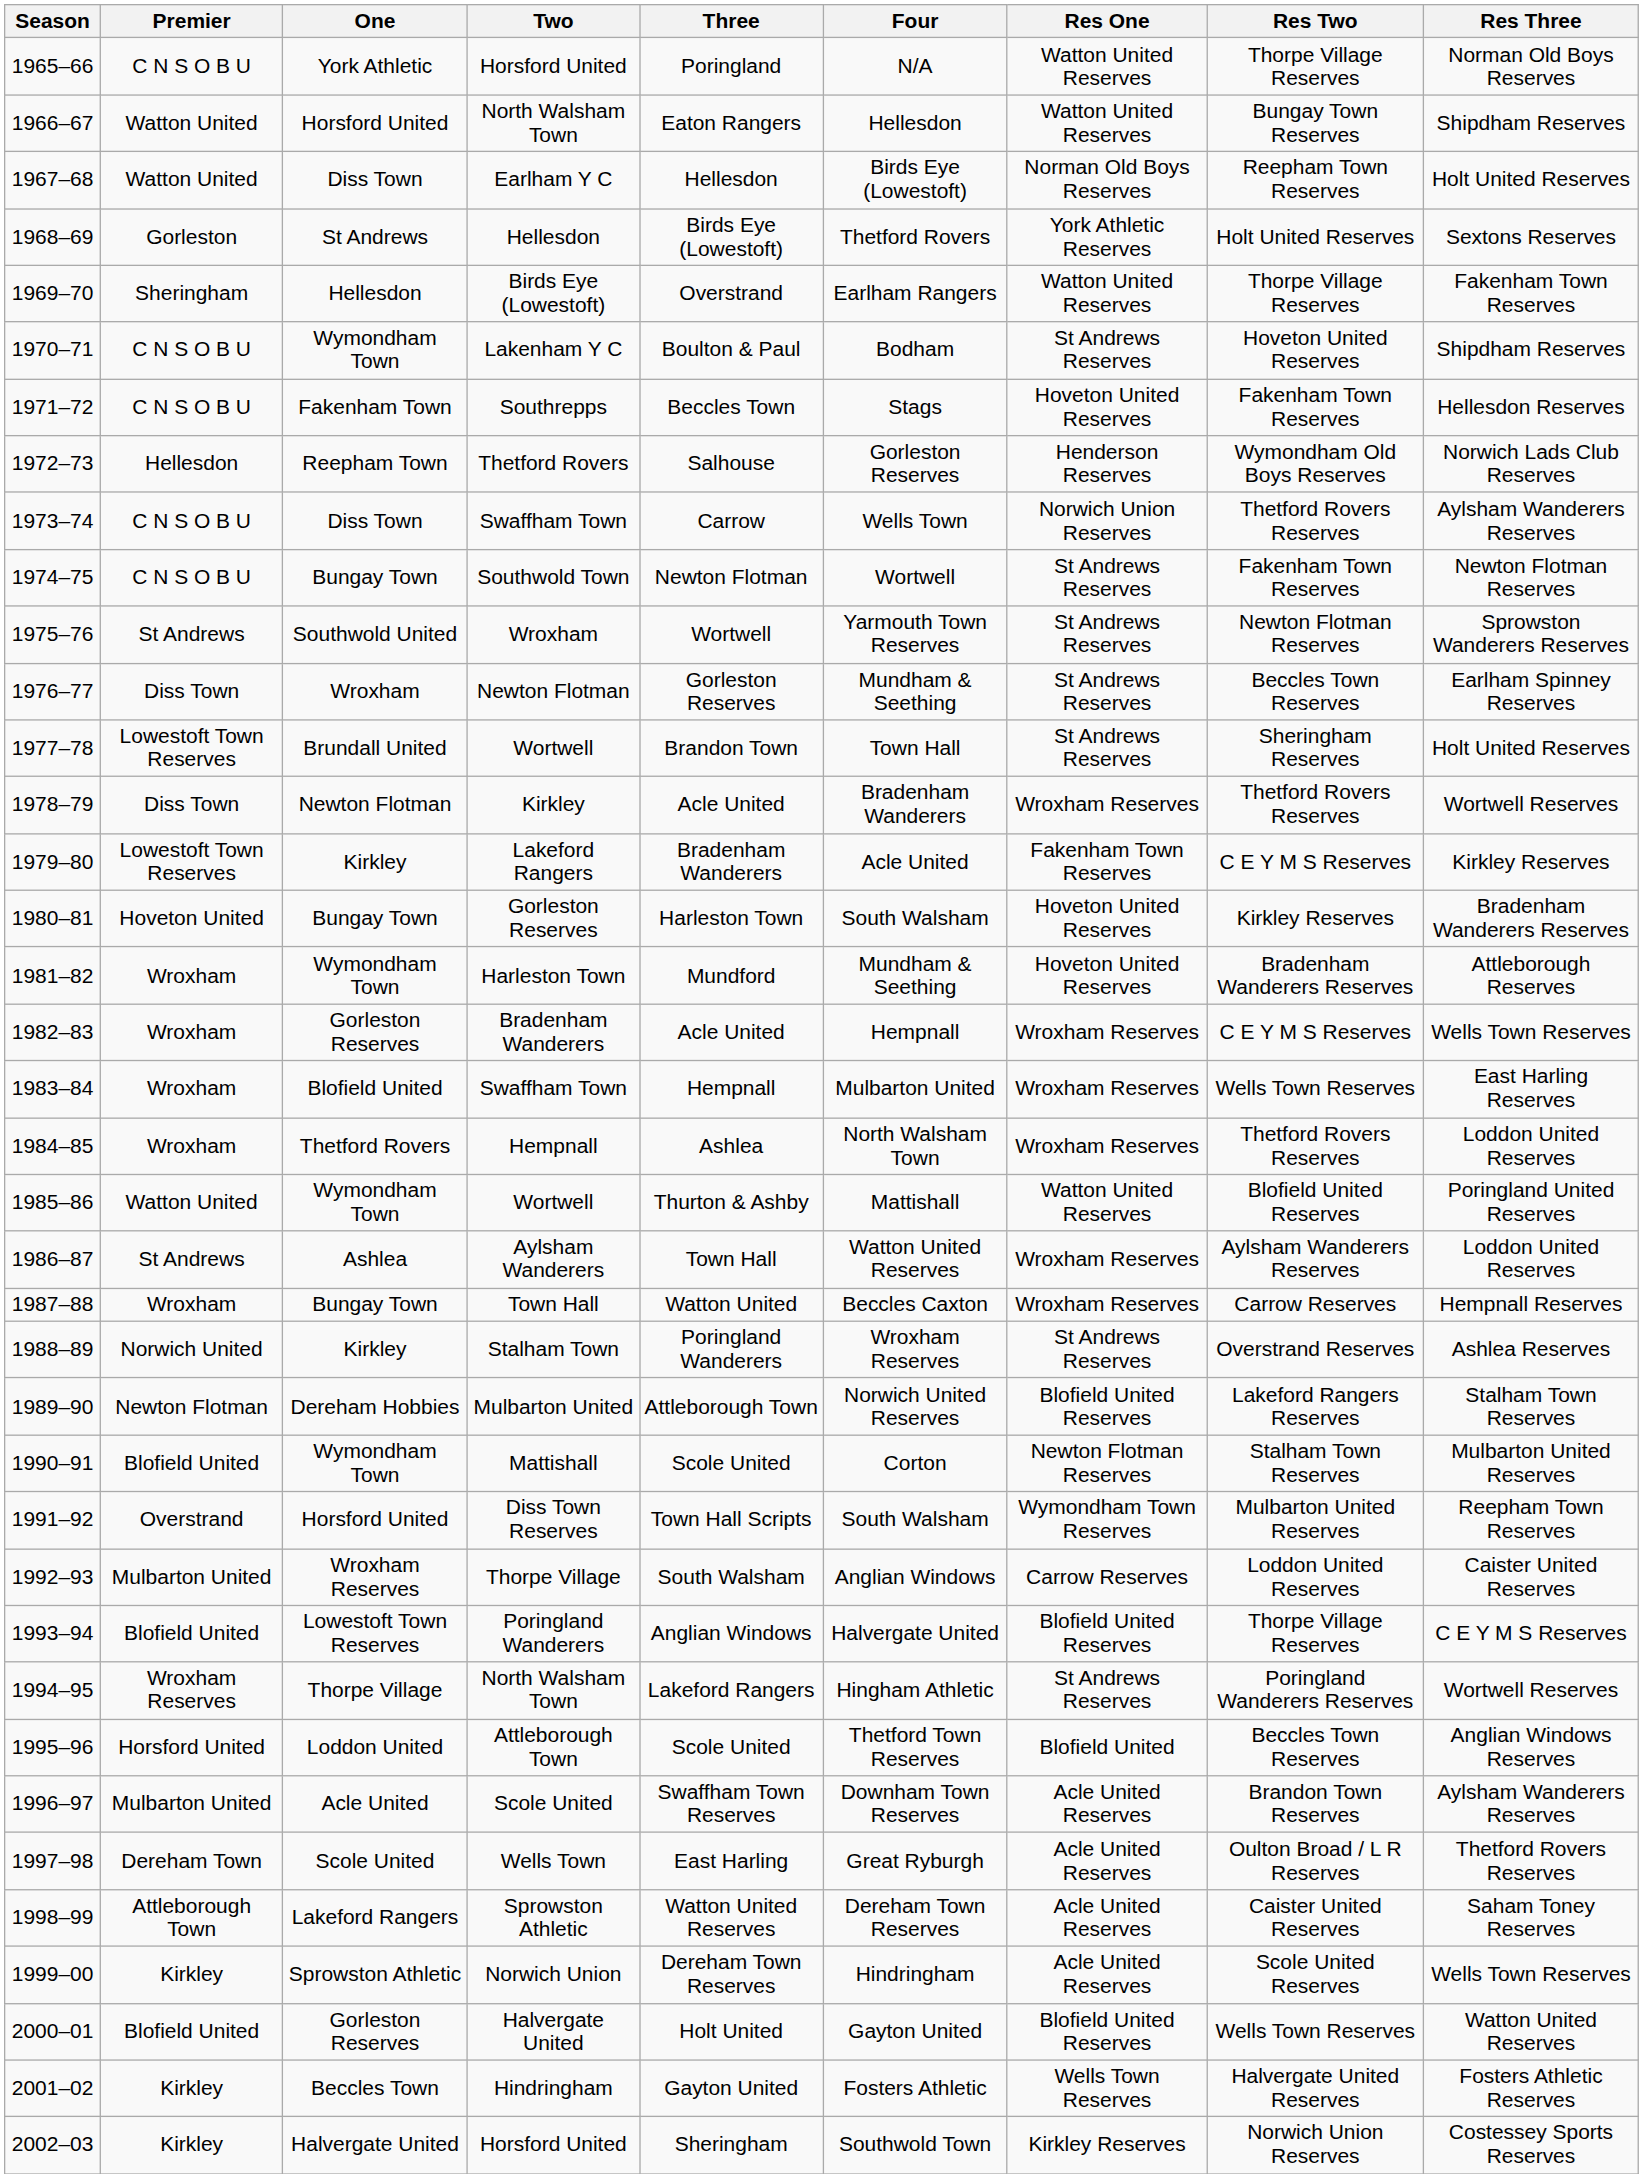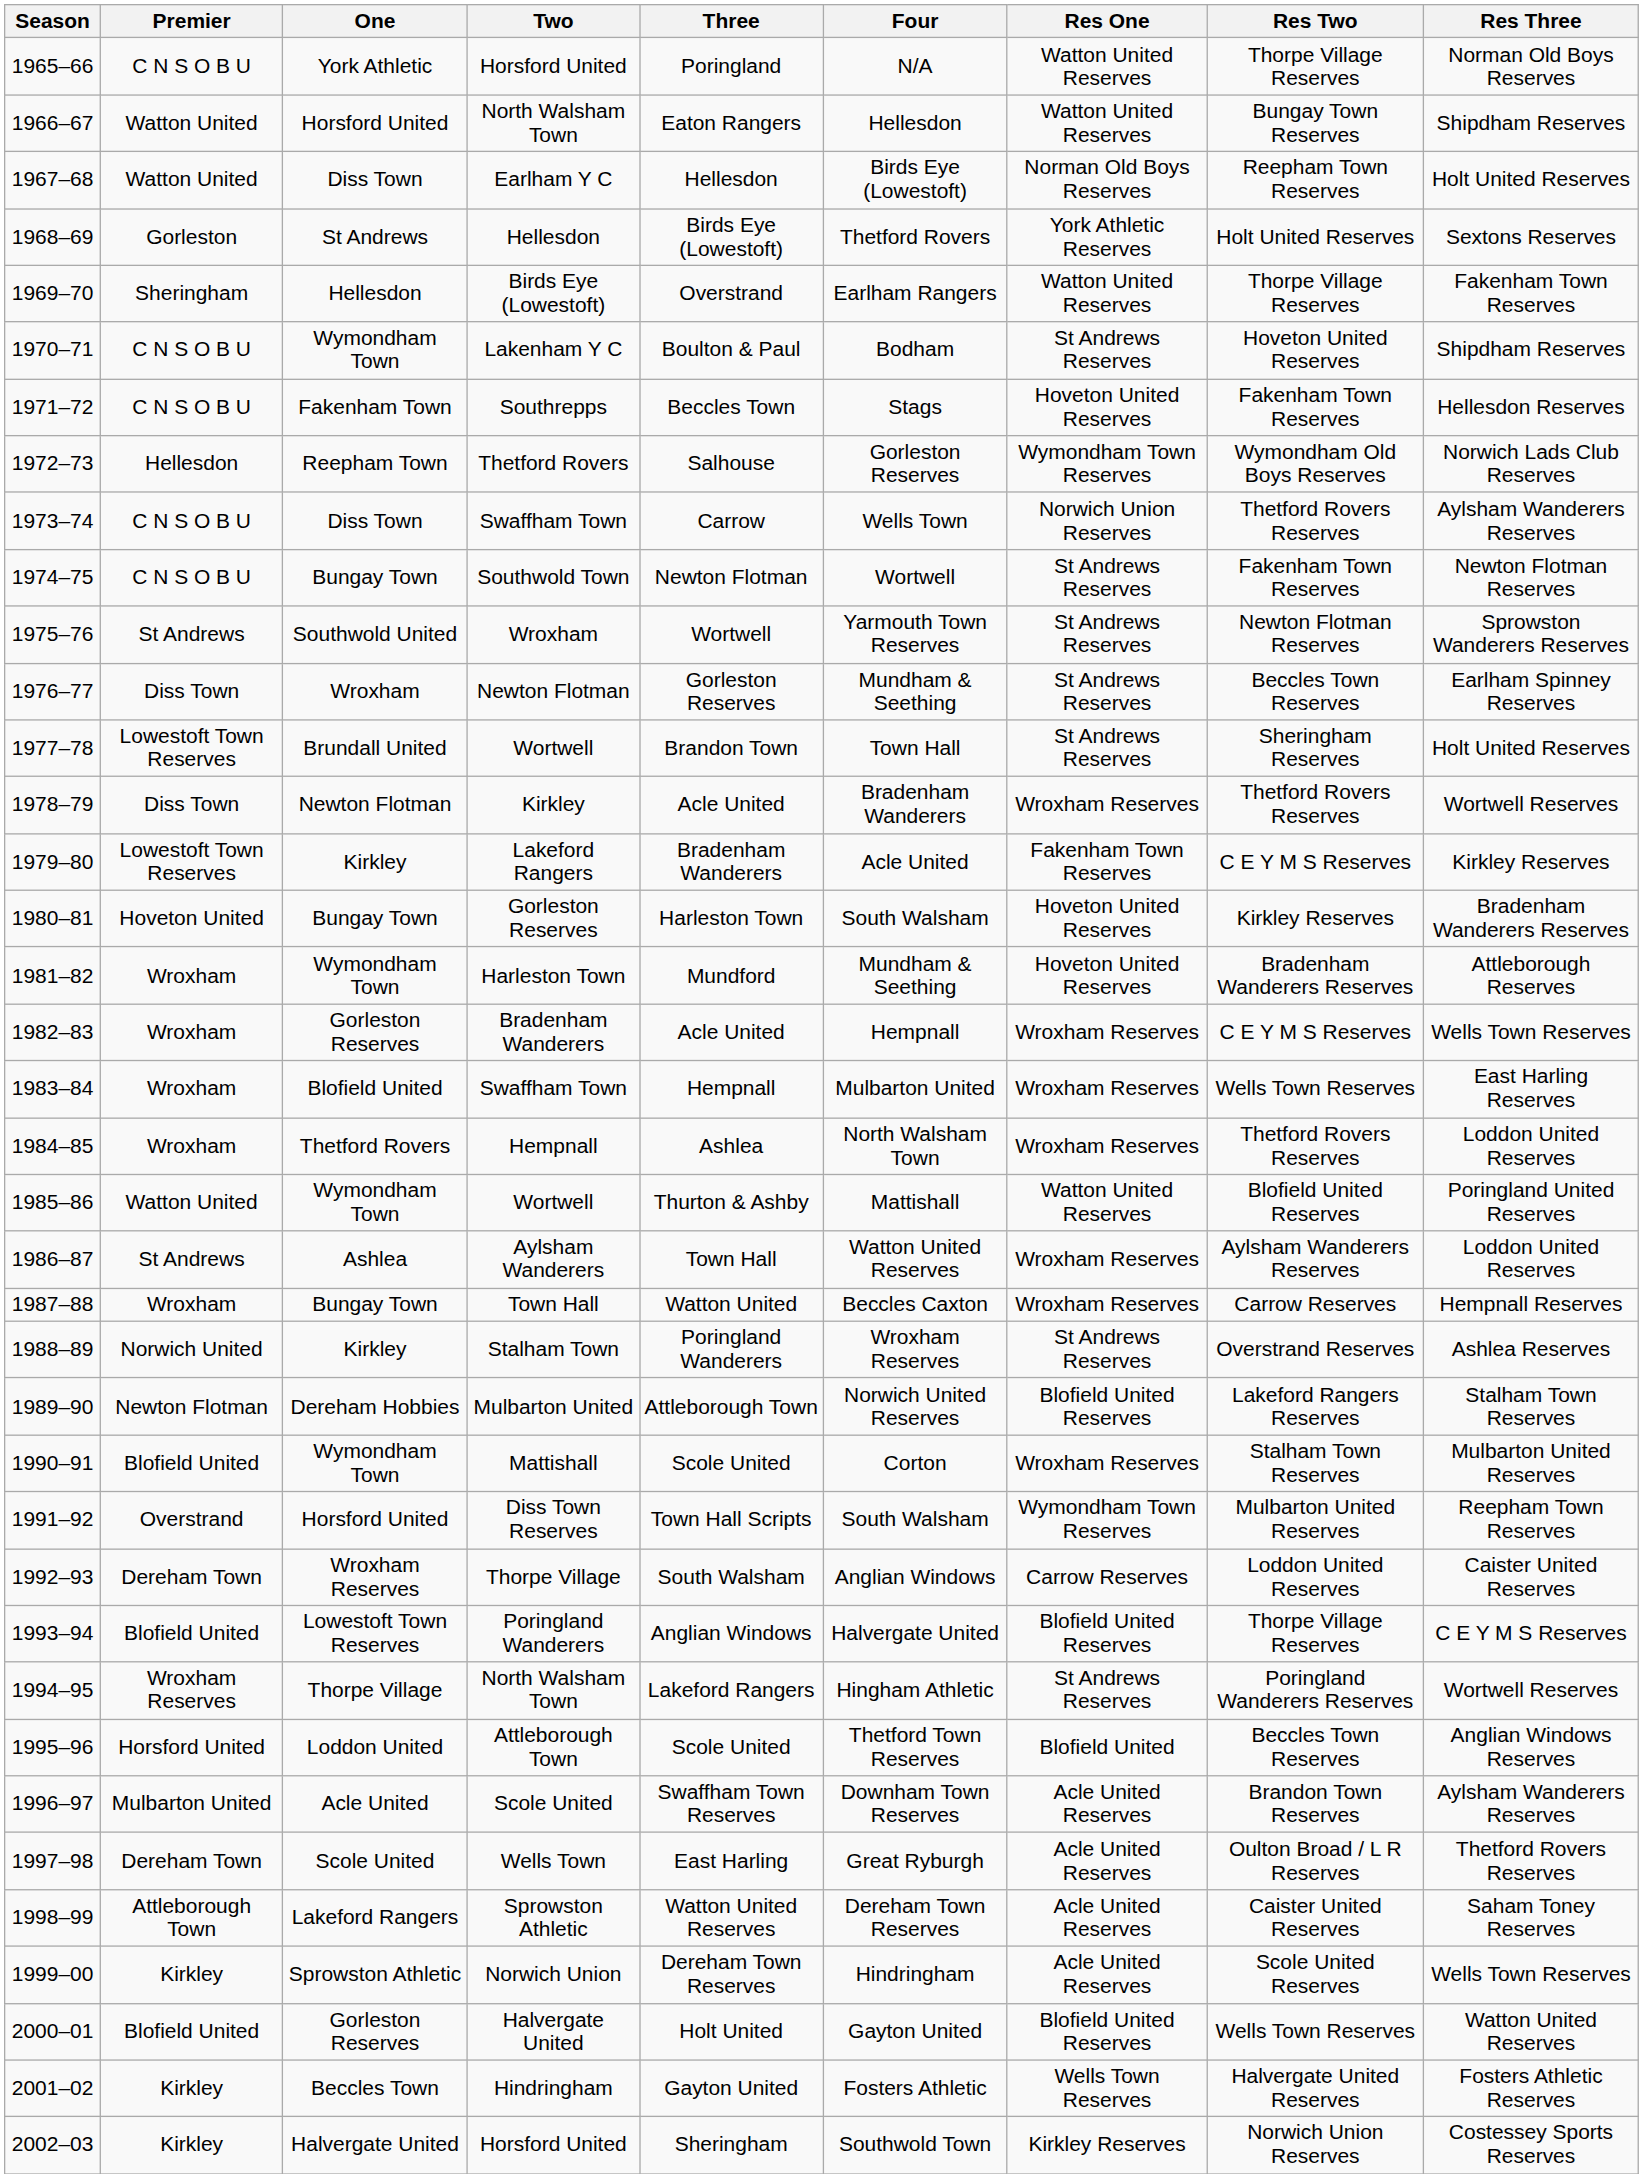(1107, 463) Henderson Reserves -> (1107, 463) Wymondham Town Reserves
(1107, 1463) Newton Flotman Reserves -> (1107, 1463) Wroxham Reserves
(192, 1576) Mulbarton United -> (192, 1576) Dereham Town
